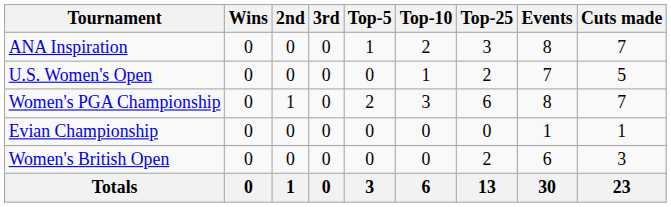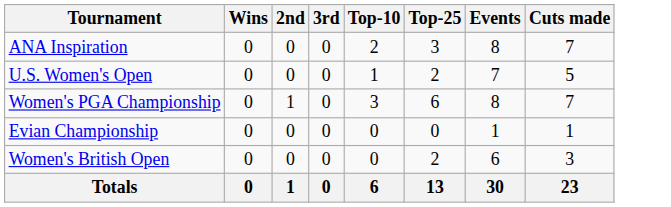- column: (370, 18)
